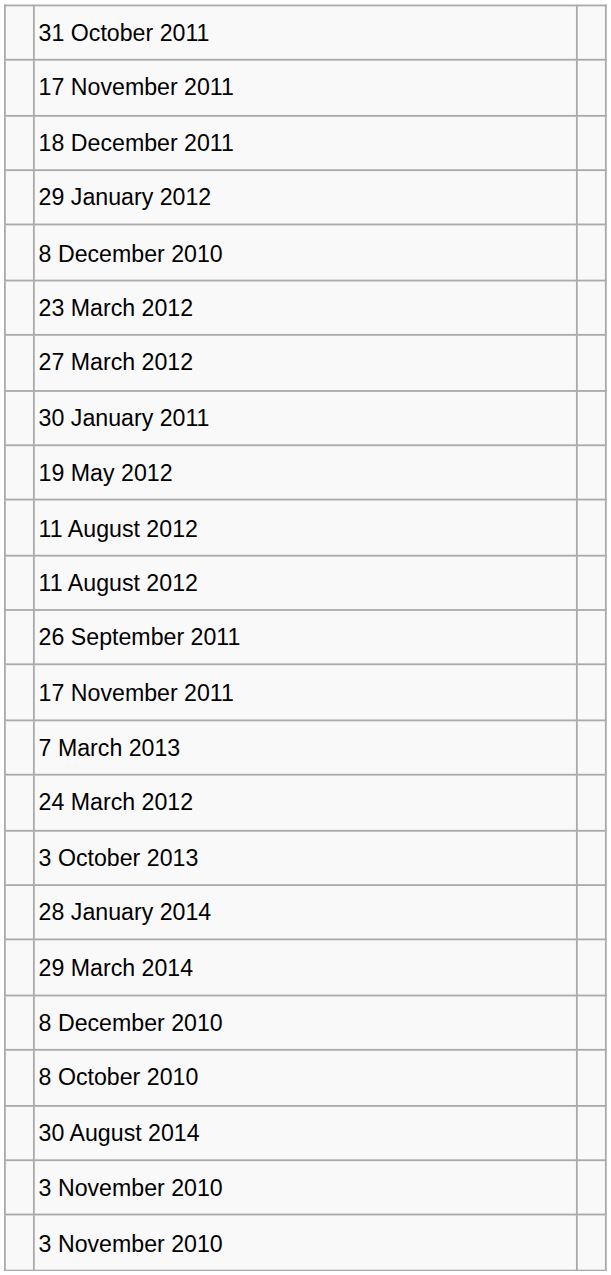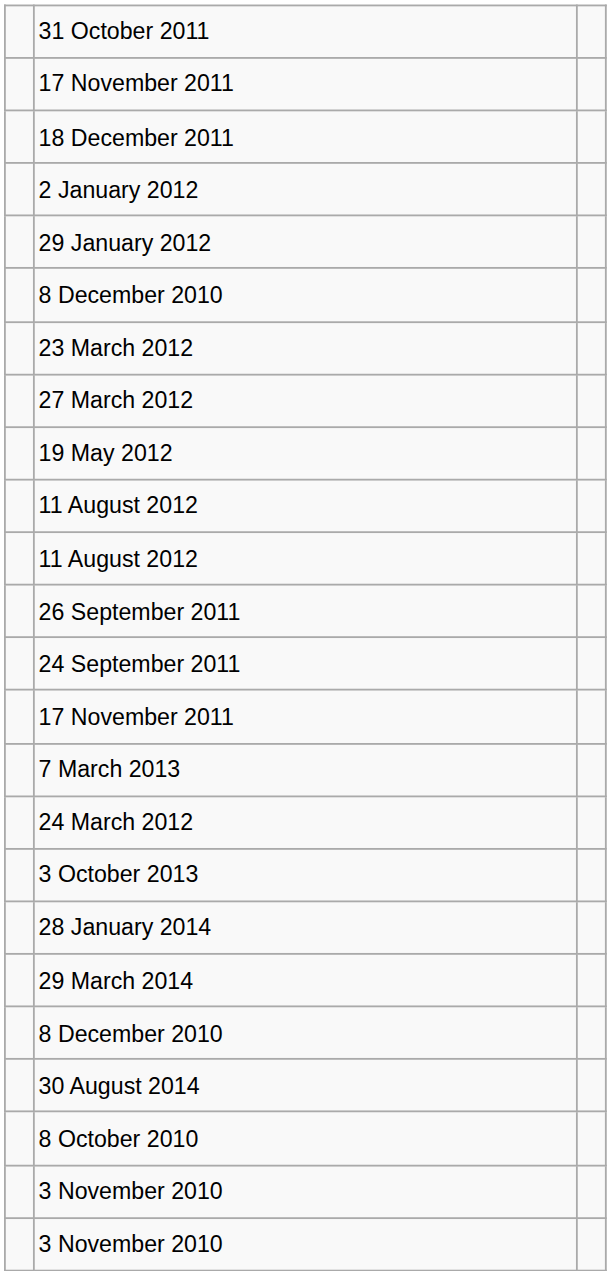+ row: (19, 190)
- row: (19, 418)
+ row: (19, 664)
rows swapped: (19, 1133) <-> (19, 1078)
